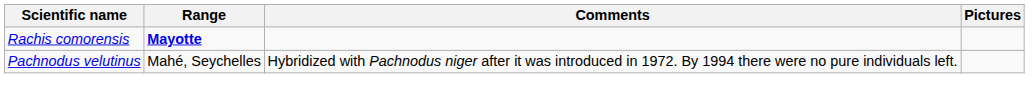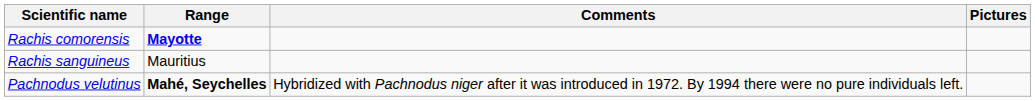+ row: (69, 61)
(204, 61) normal -> (207, 84) bold
